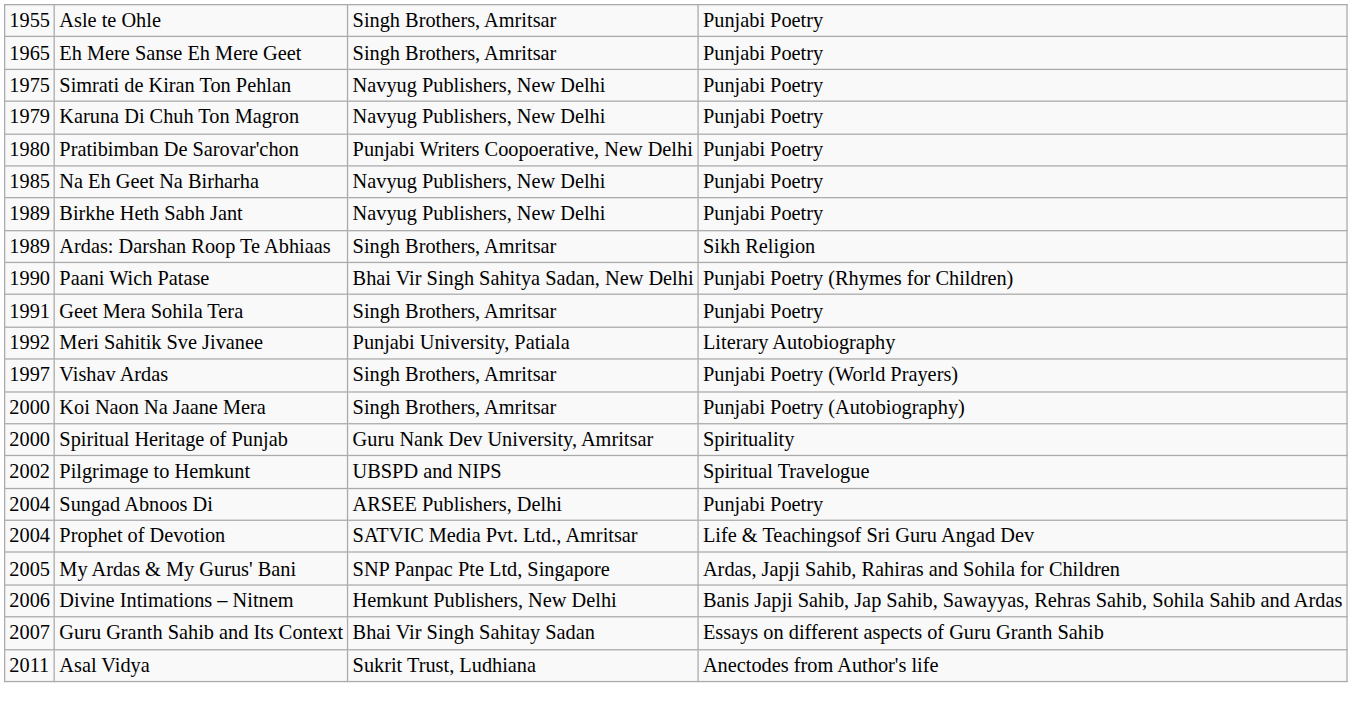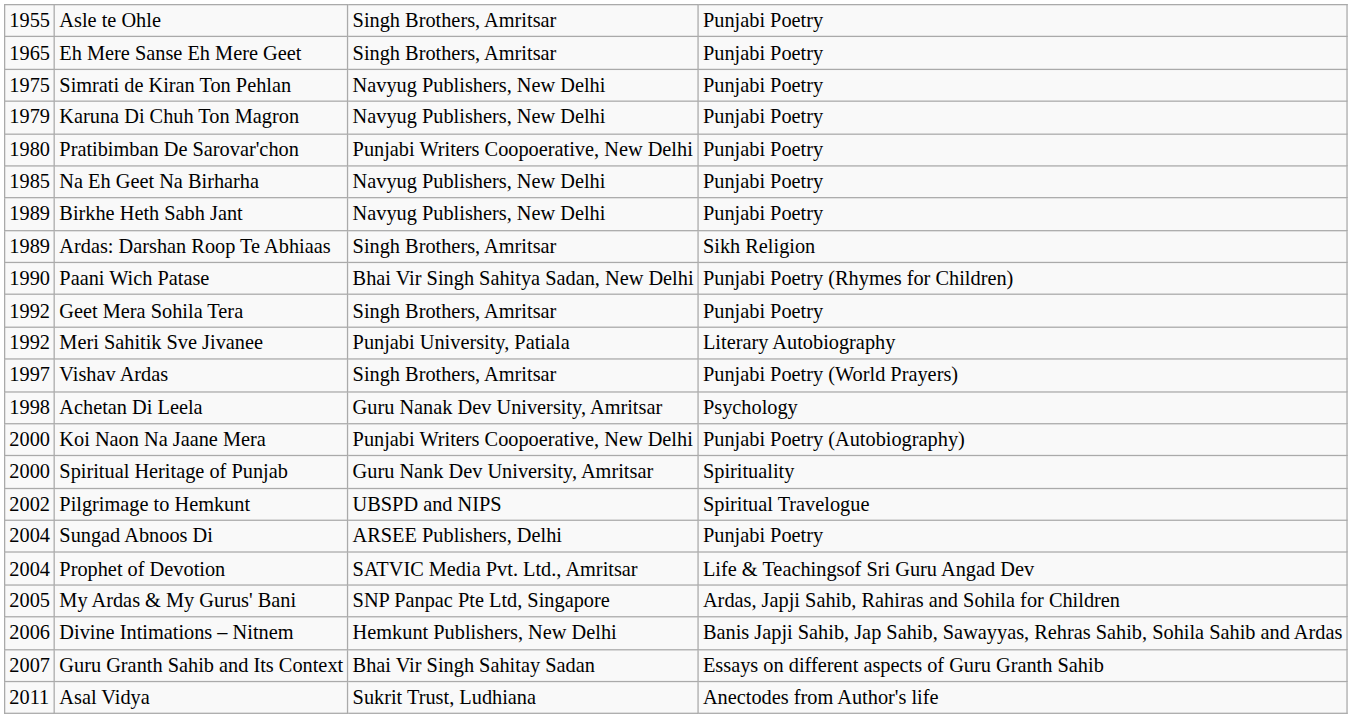(30, 310) 1991 -> (30, 310) 1992
+ row: (131, 407)
(454, 407) Singh Brothers, Amritsar -> (523, 439) Punjabi Writers Coopoerative, New Delhi
